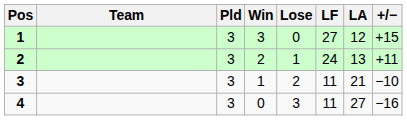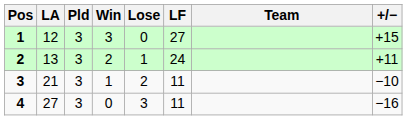columns swapped: (127, 15) <-> (358, 15)
